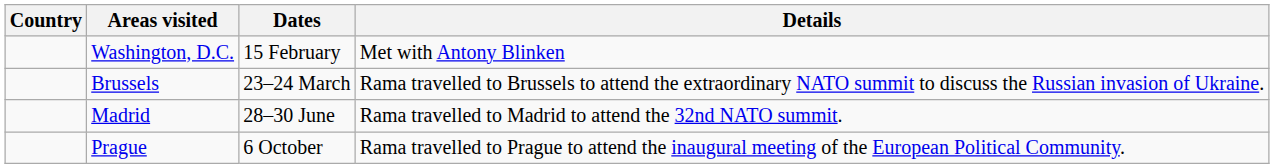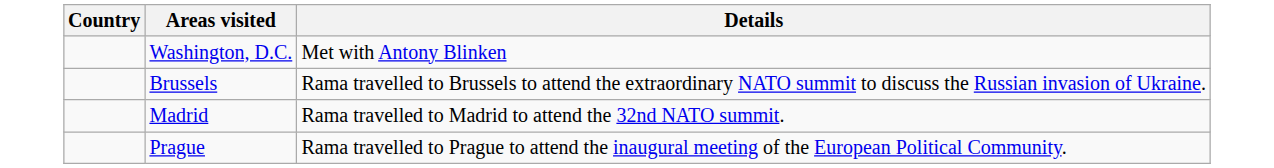- column: (297, 20)
